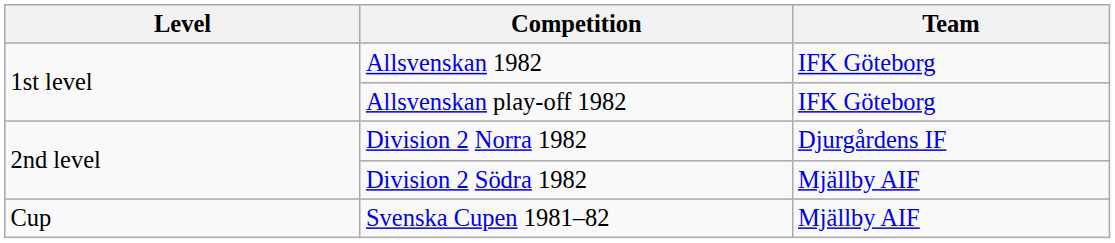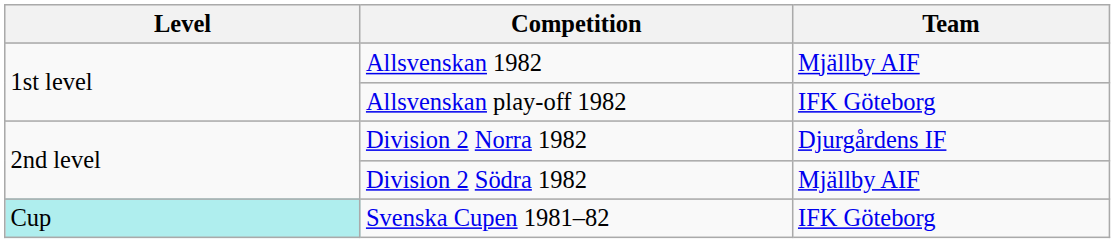(867, 62) IFK Göteborg -> (859, 62) Mjällby AIF
(31, 218) no background -> (31, 218) paleturquoise background
(859, 218) Mjällby AIF -> (867, 218) IFK Göteborg
